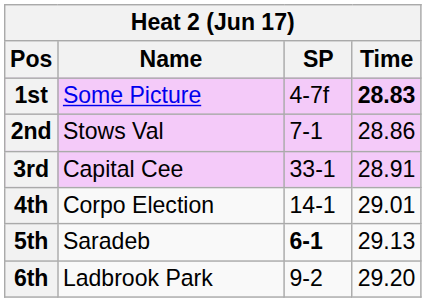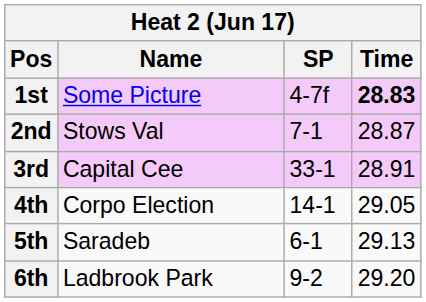(387, 132) 28.86 -> (387, 132) 28.87
(387, 205) 29.01 -> (387, 205) 29.05
(306, 242) bold -> (306, 242) normal
